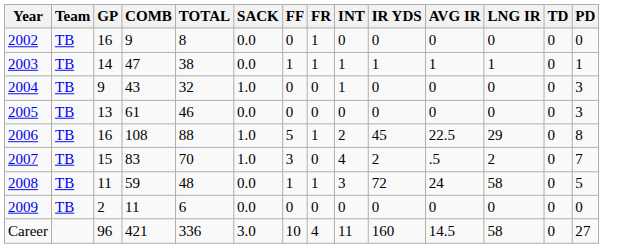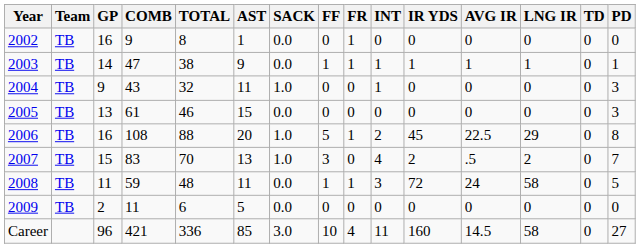+ column: (252, 16)
